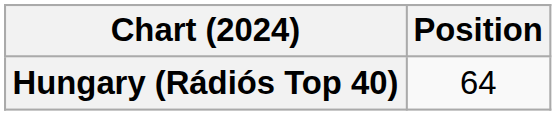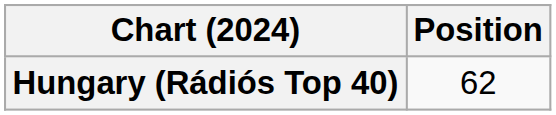(478, 82) 64 -> (478, 82) 62
